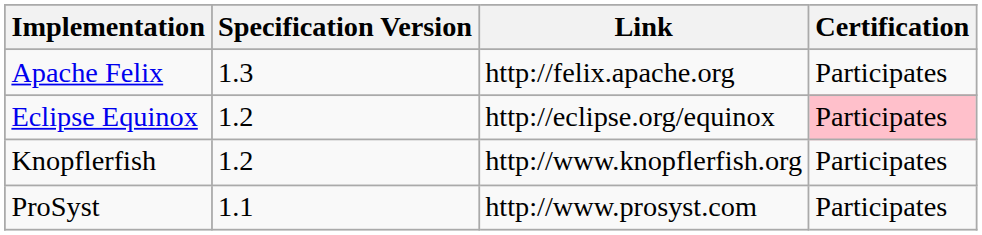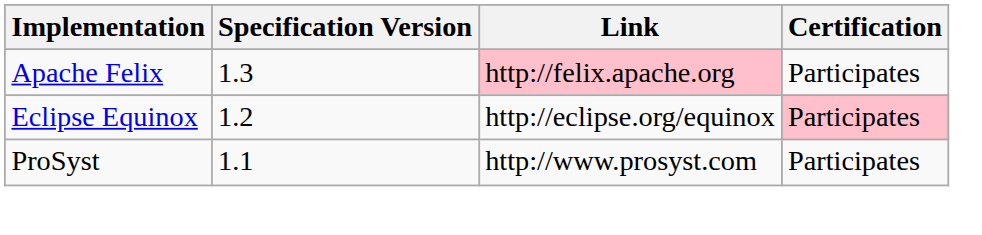(610, 71) no background -> (610, 71) pink background
- row: (84, 161)
